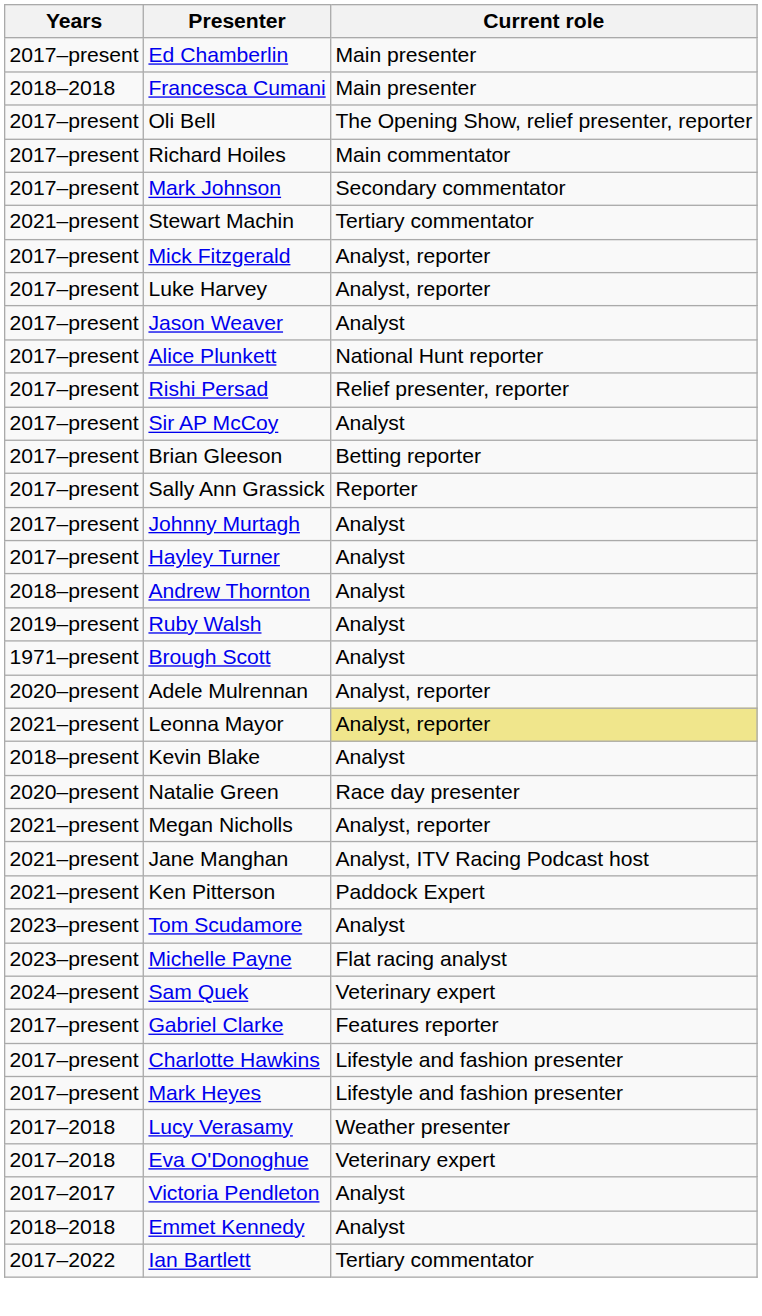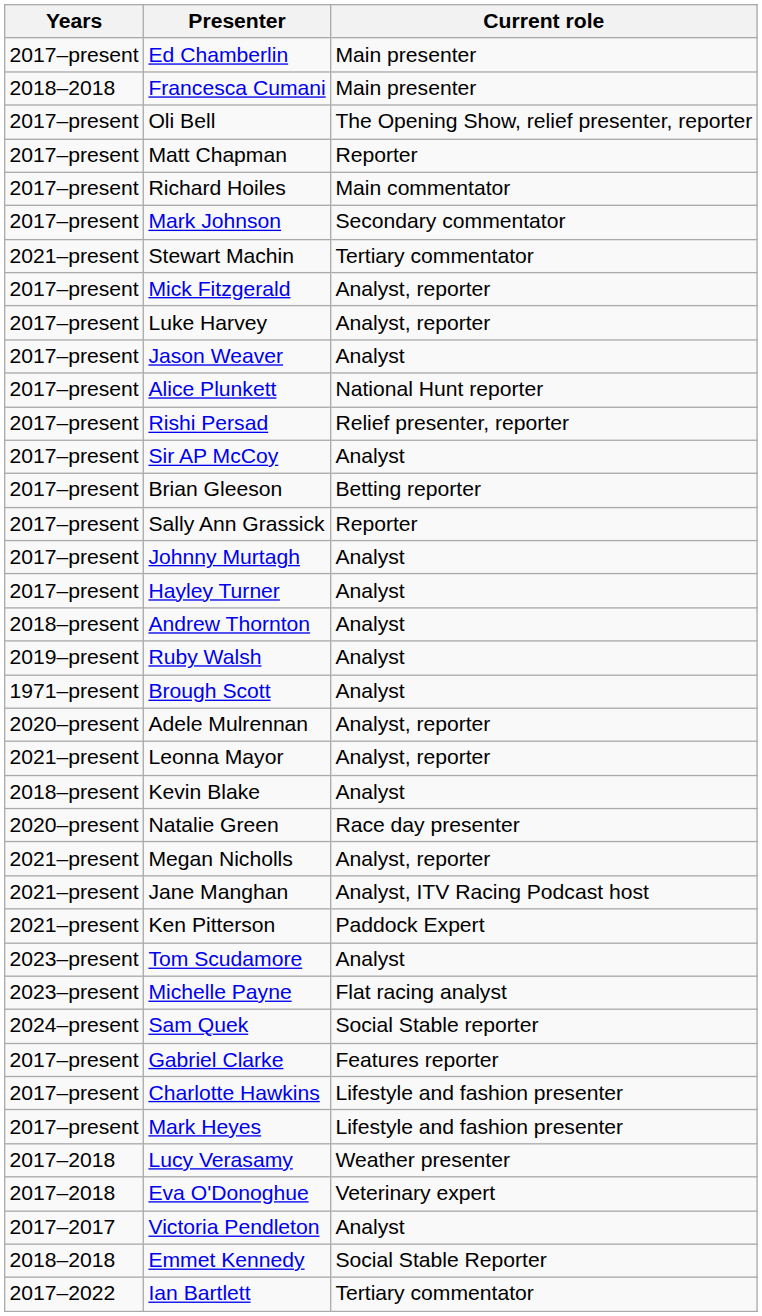+ row: (218, 155)
(413, 724) khaki background -> (413, 758) no background
(415, 992) Veterinary expert -> (437, 1026) Social Stable reporter
(370, 1227) Analyst -> (441, 1260) Social Stable Reporter
